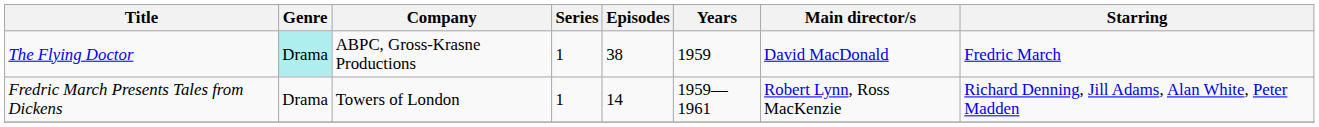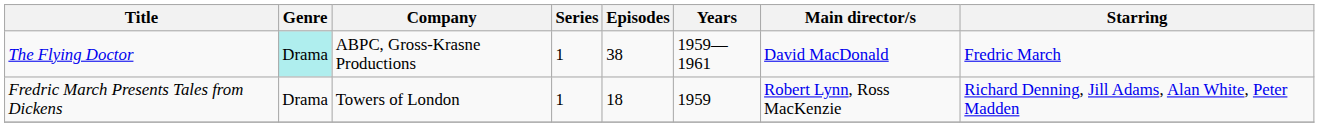(694, 53) 1959 -> (703, 53) 1959—1961
(615, 99) 14 -> (615, 99) 18
(703, 99) 1959—1961 -> (694, 99) 1959
